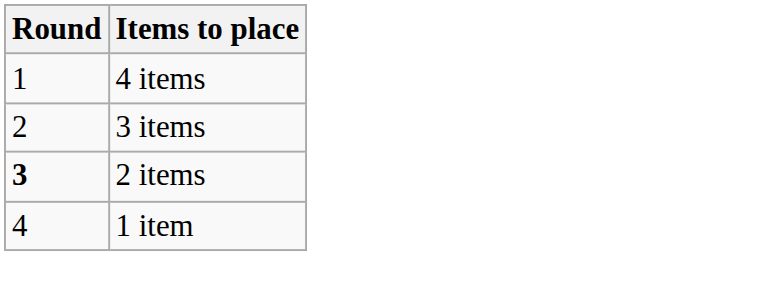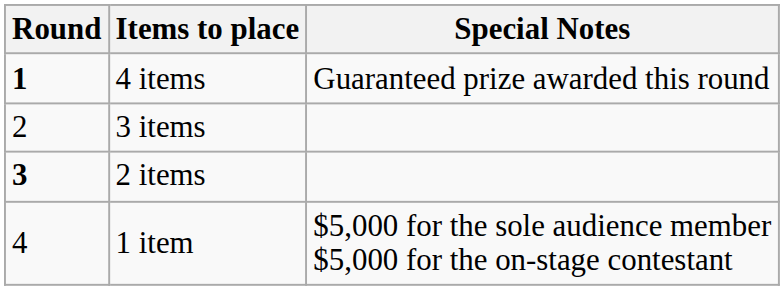+ column: (542, 28)
(20, 77) normal -> (20, 77) bold
